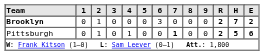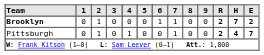(160, 22) 3 -> (160, 22) 1
(175, 22) 0 -> (175, 22) 1
(175, 33) bold -> (175, 33) normal
(236, 33) 5 -> (236, 33) 4
(251, 33) 6 -> (251, 33) 7
